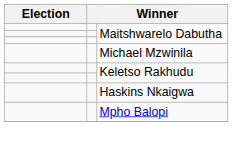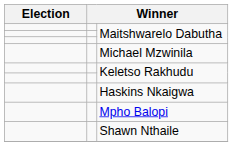+ row: (46, 131)
